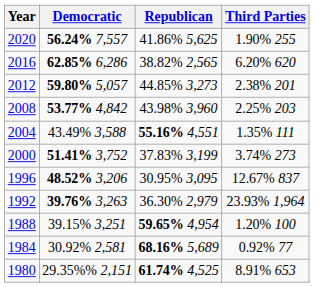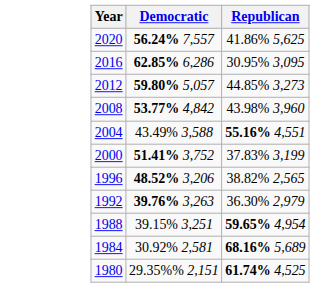- column: (265, 17)
(179, 63) 38.82% 2,565 -> (265, 63) 30.95% 3,095
(179, 178) 30.95% 3,095 -> (265, 178) 38.82% 2,565
